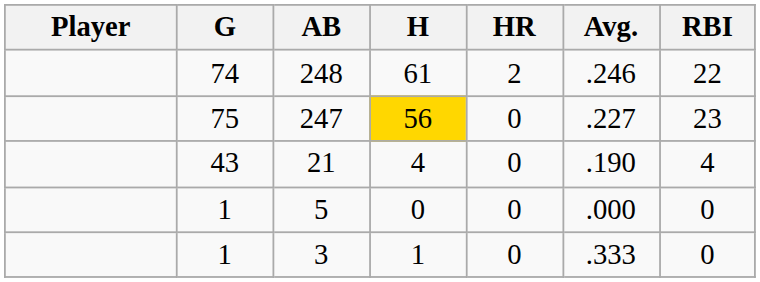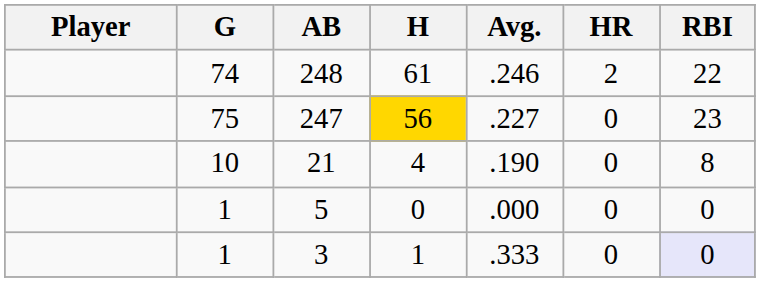columns swapped: (611, 27) <-> (514, 27)
(225, 163) 43 -> (225, 163) 10
(707, 163) 4 -> (707, 163) 8
(707, 254) no background -> (707, 254) lavender background
